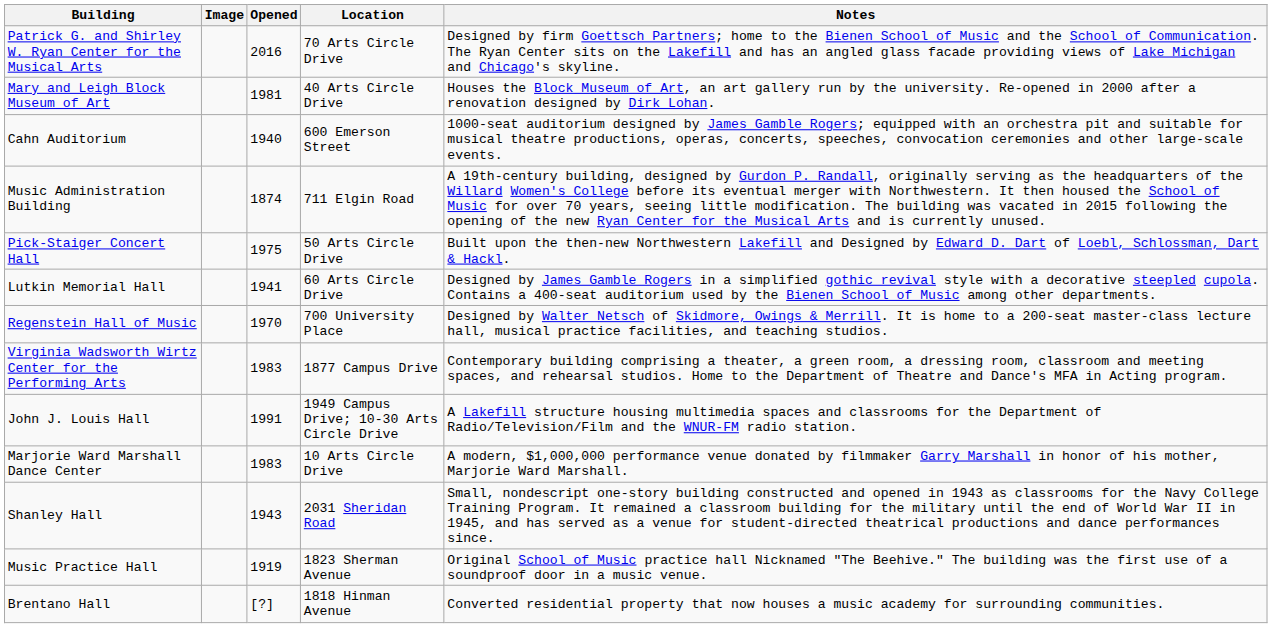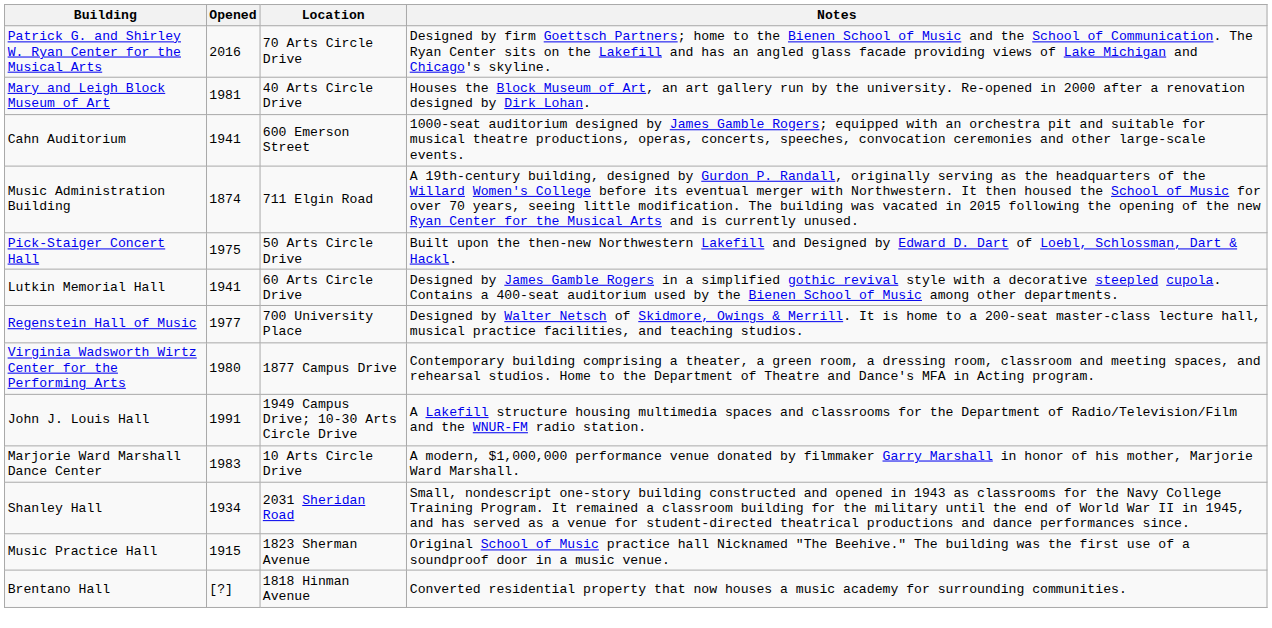- column: (224, 15)
(266, 140) 1940 -> (225, 140) 1941
(266, 324) 1970 -> (225, 324) 1977
(266, 368) 1983 -> (225, 368) 1980
(266, 516) 1943 -> (225, 508) 1934
(266, 567) 1919 -> (225, 552) 1915
